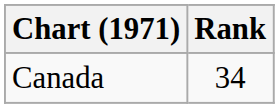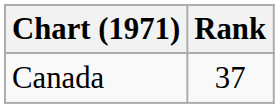(230, 77) 34 -> (230, 77) 37
